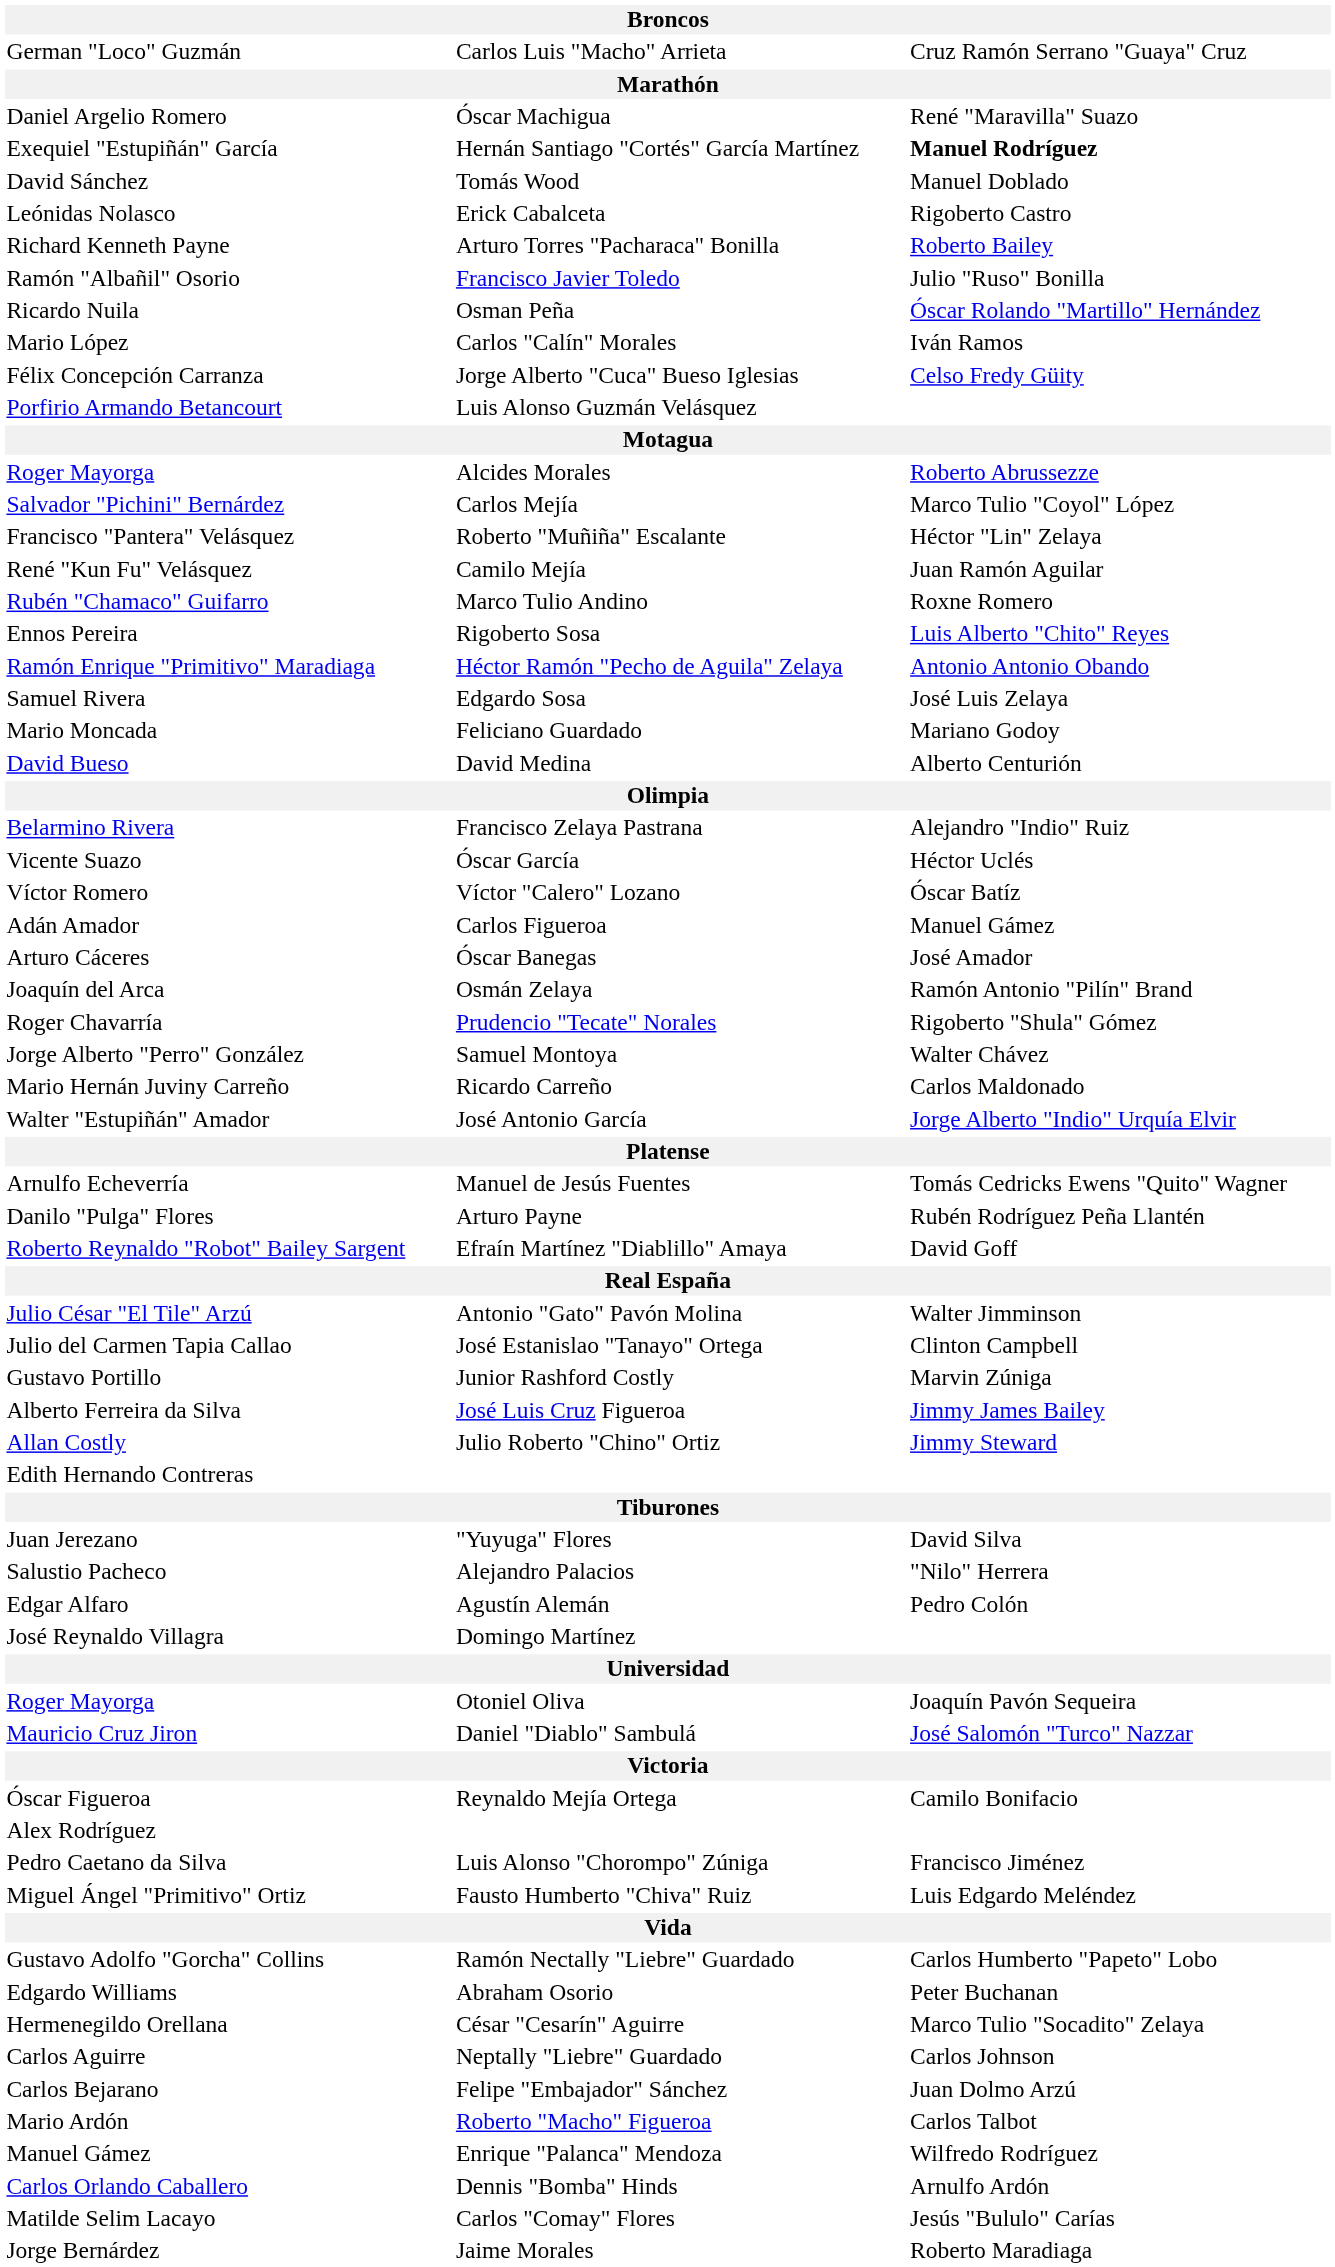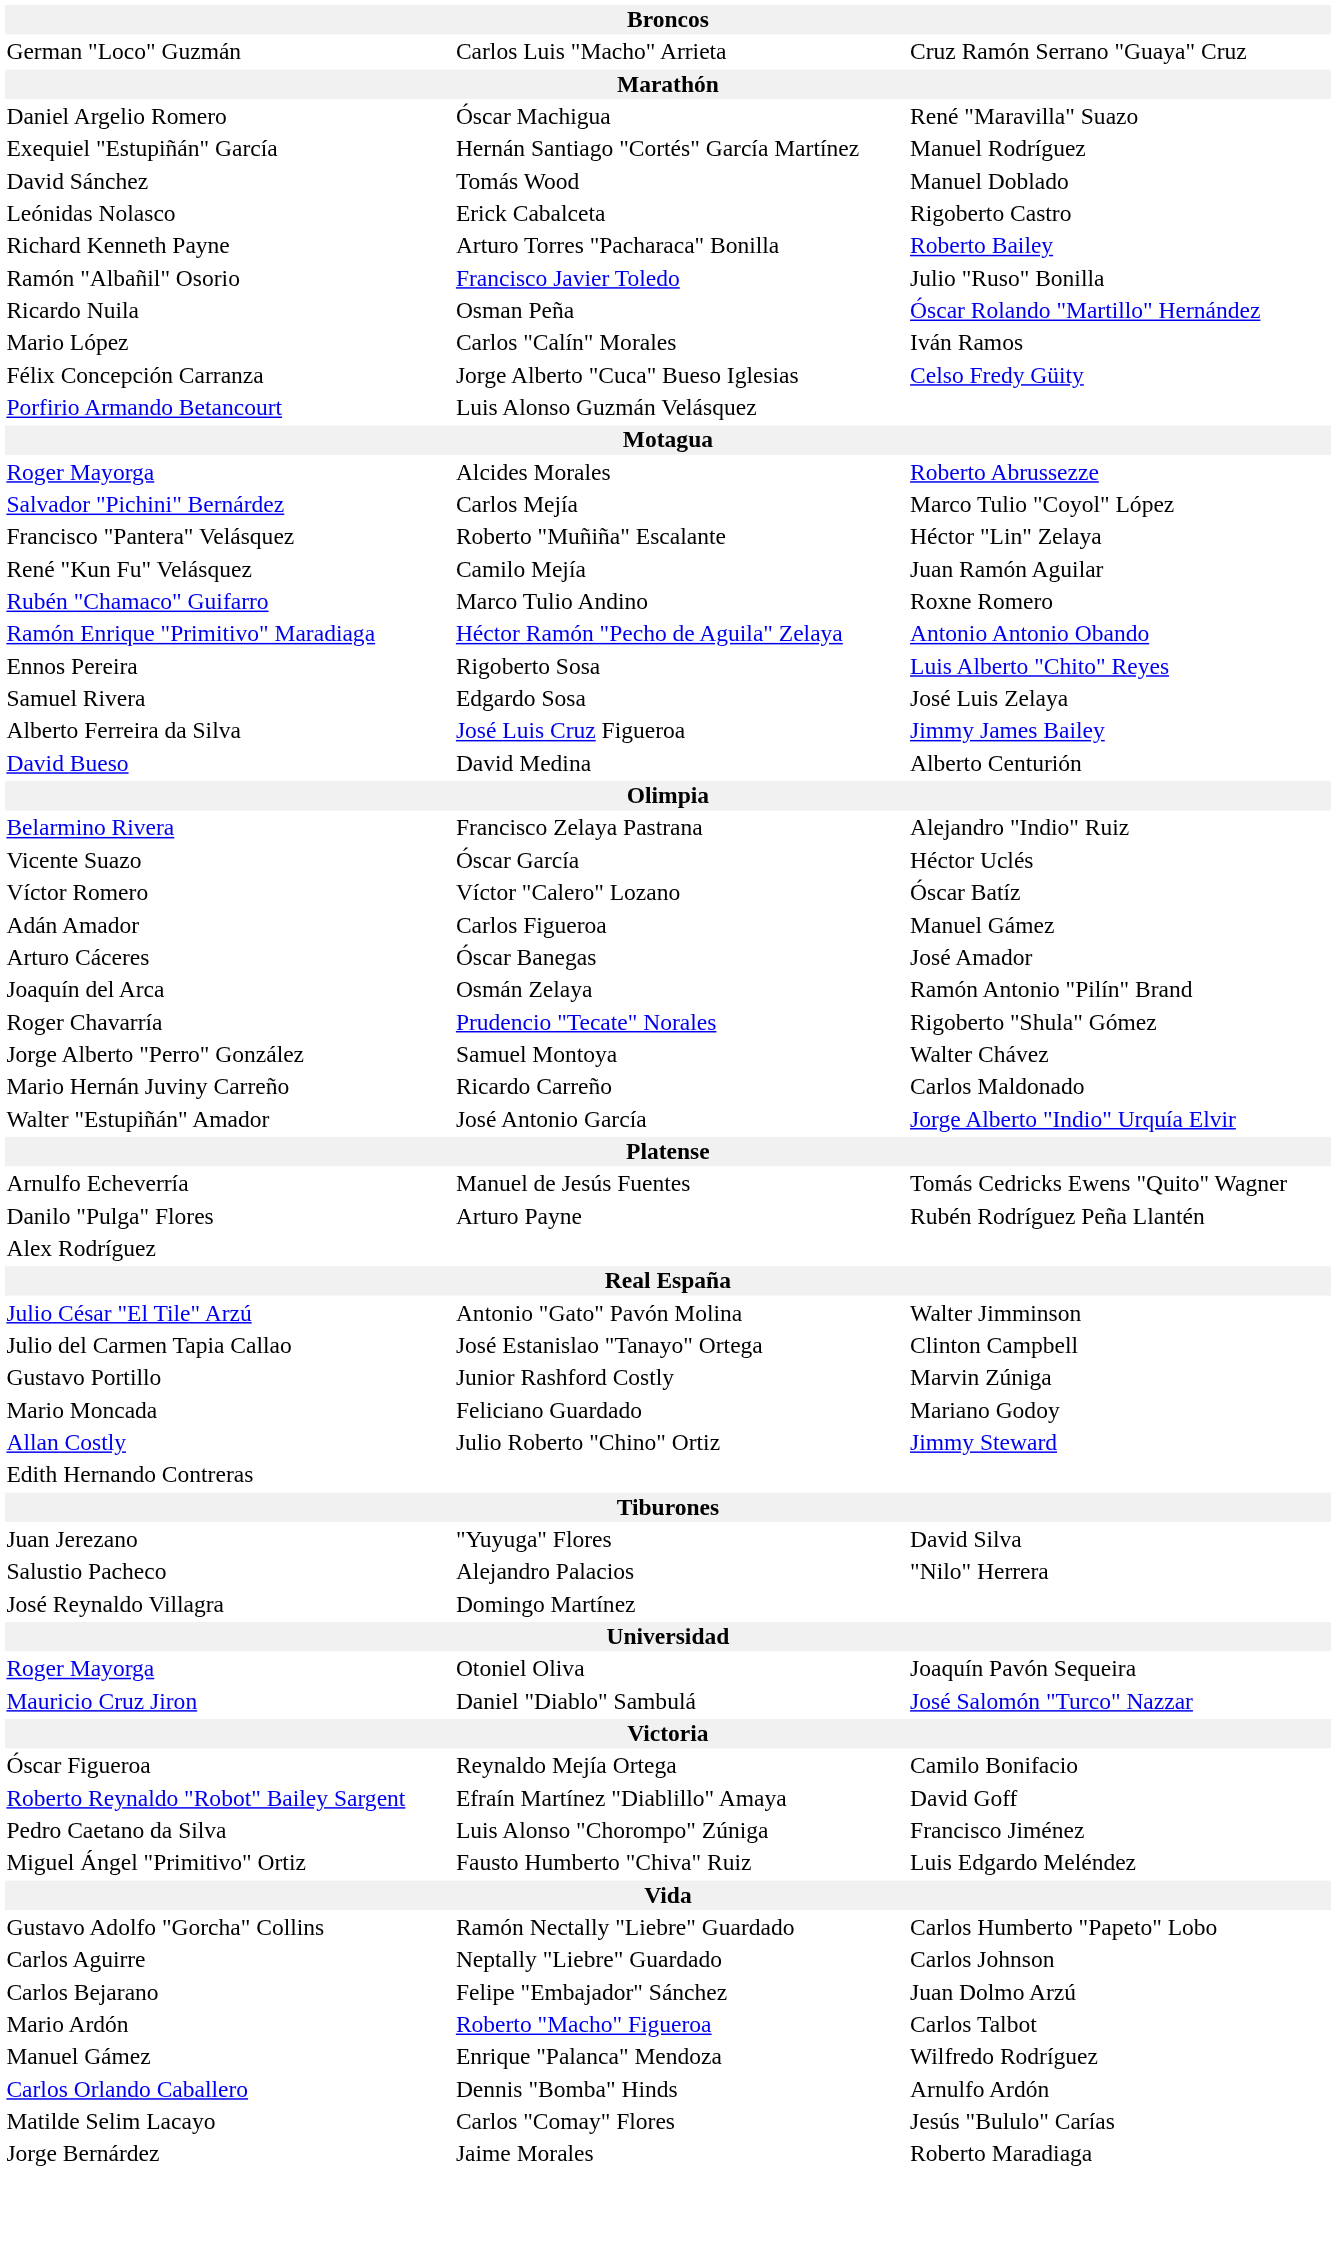(1004, 148) bold -> (998, 148) normal
rows swapped: (72, 633) <-> (191, 666)
rows swapped: (82, 730) <-> (124, 1410)
rows swapped: (81, 1830) <-> (206, 1248)
- row: (67, 1604)
- row: (92, 1992)
- row: (117, 2024)
